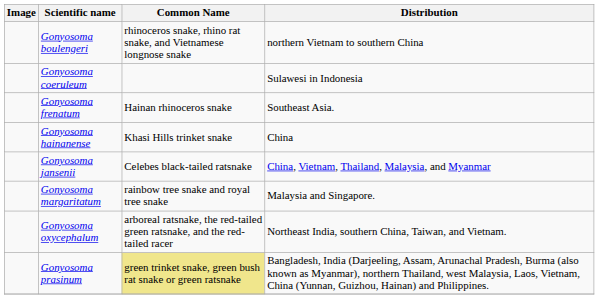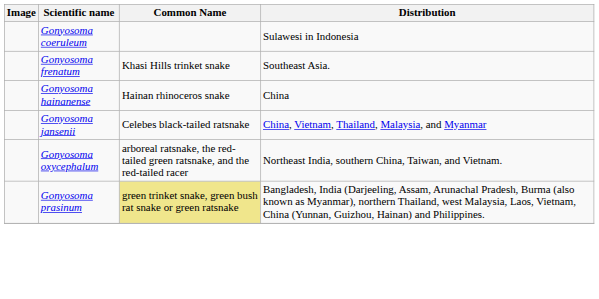- row: (67, 42)
(178, 107) Hainan rhinoceros snake -> (176, 65) Khasi Hills trinket snake
(178, 137) Khasi Hills trinket snake -> (176, 95) Hainan rhinoceros snake
- row: (71, 196)
